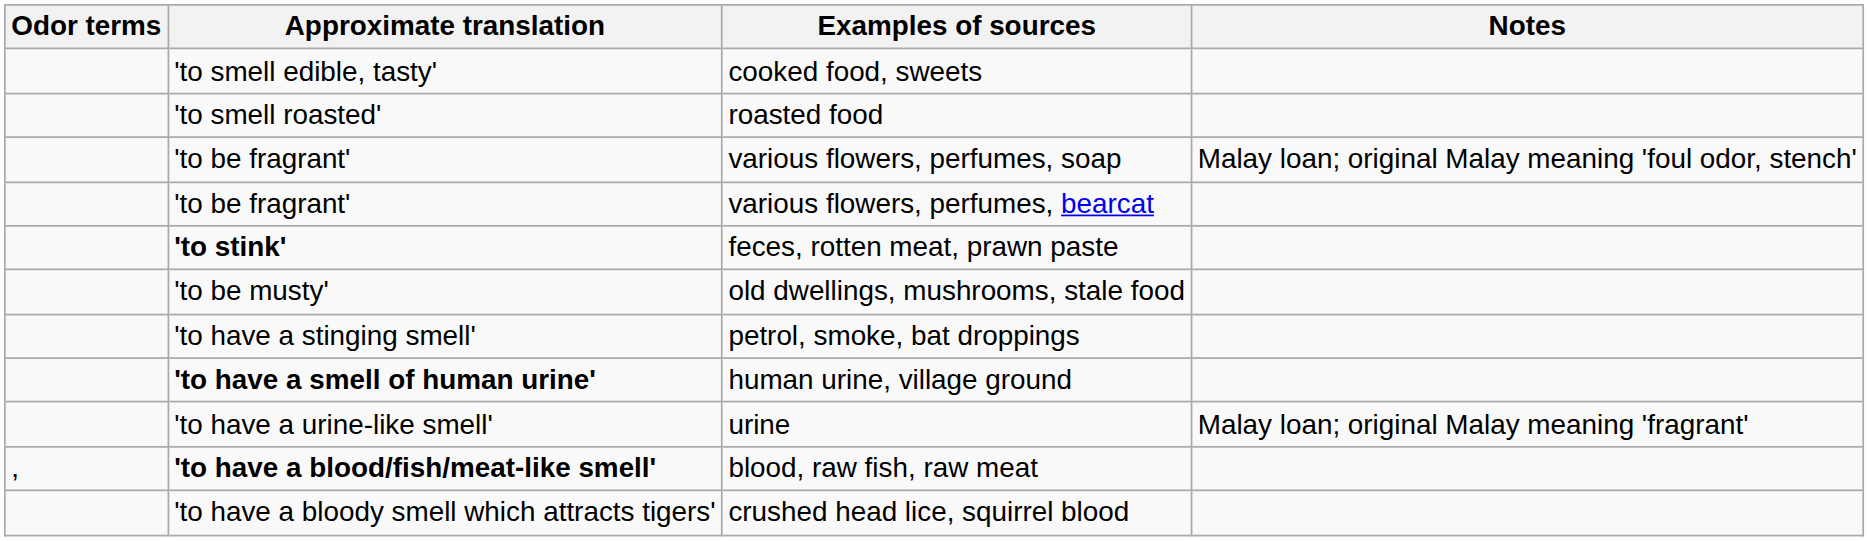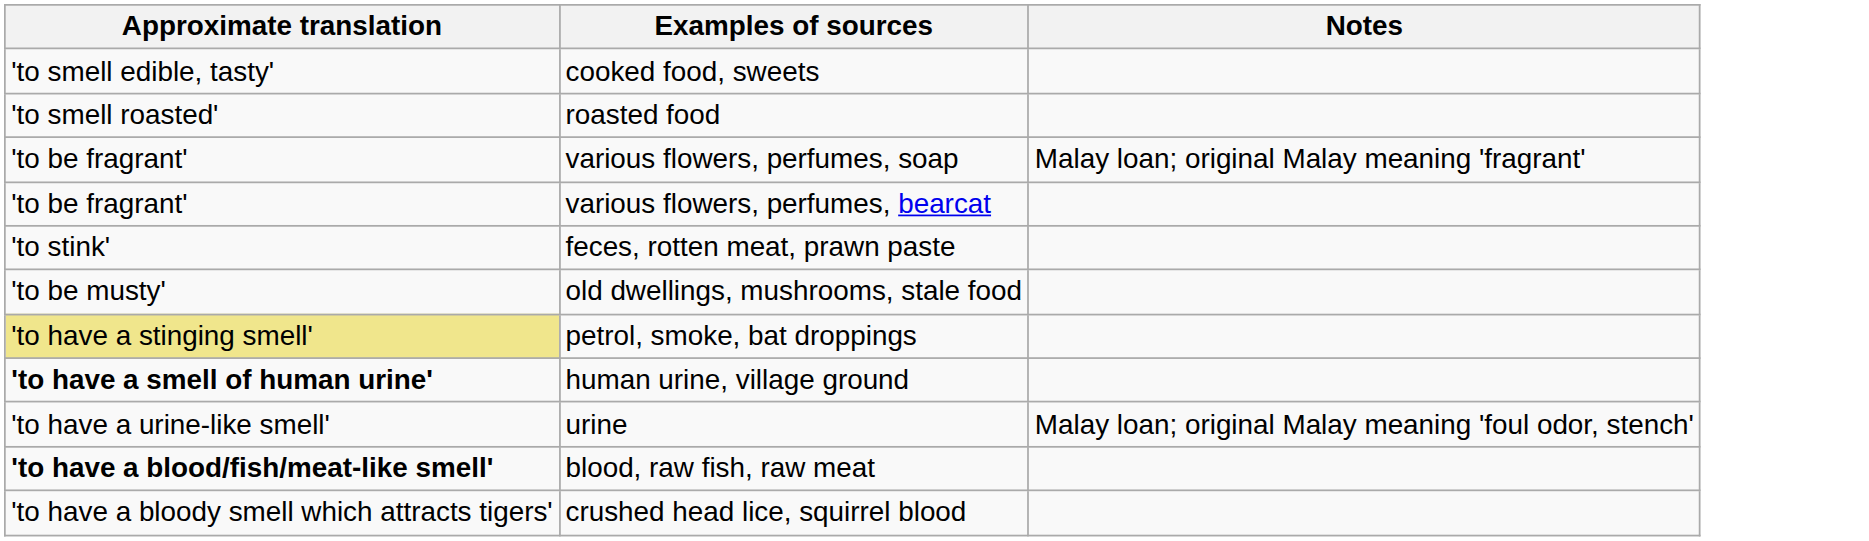- column: (86, 26)
(1527, 159) Malay loan; original Malay meaning 'foul odor, stench' -> (1310, 159) Malay loan; original Malay meaning 'fragrant'
(230, 247) bold -> (61, 247) normal
(325, 335) no background -> (162, 335) khaki background
(1473, 423) Malay loan; original Malay meaning 'fragrant' -> (1364, 423) Malay loan; original Malay meaning 'foul odor, stench'
